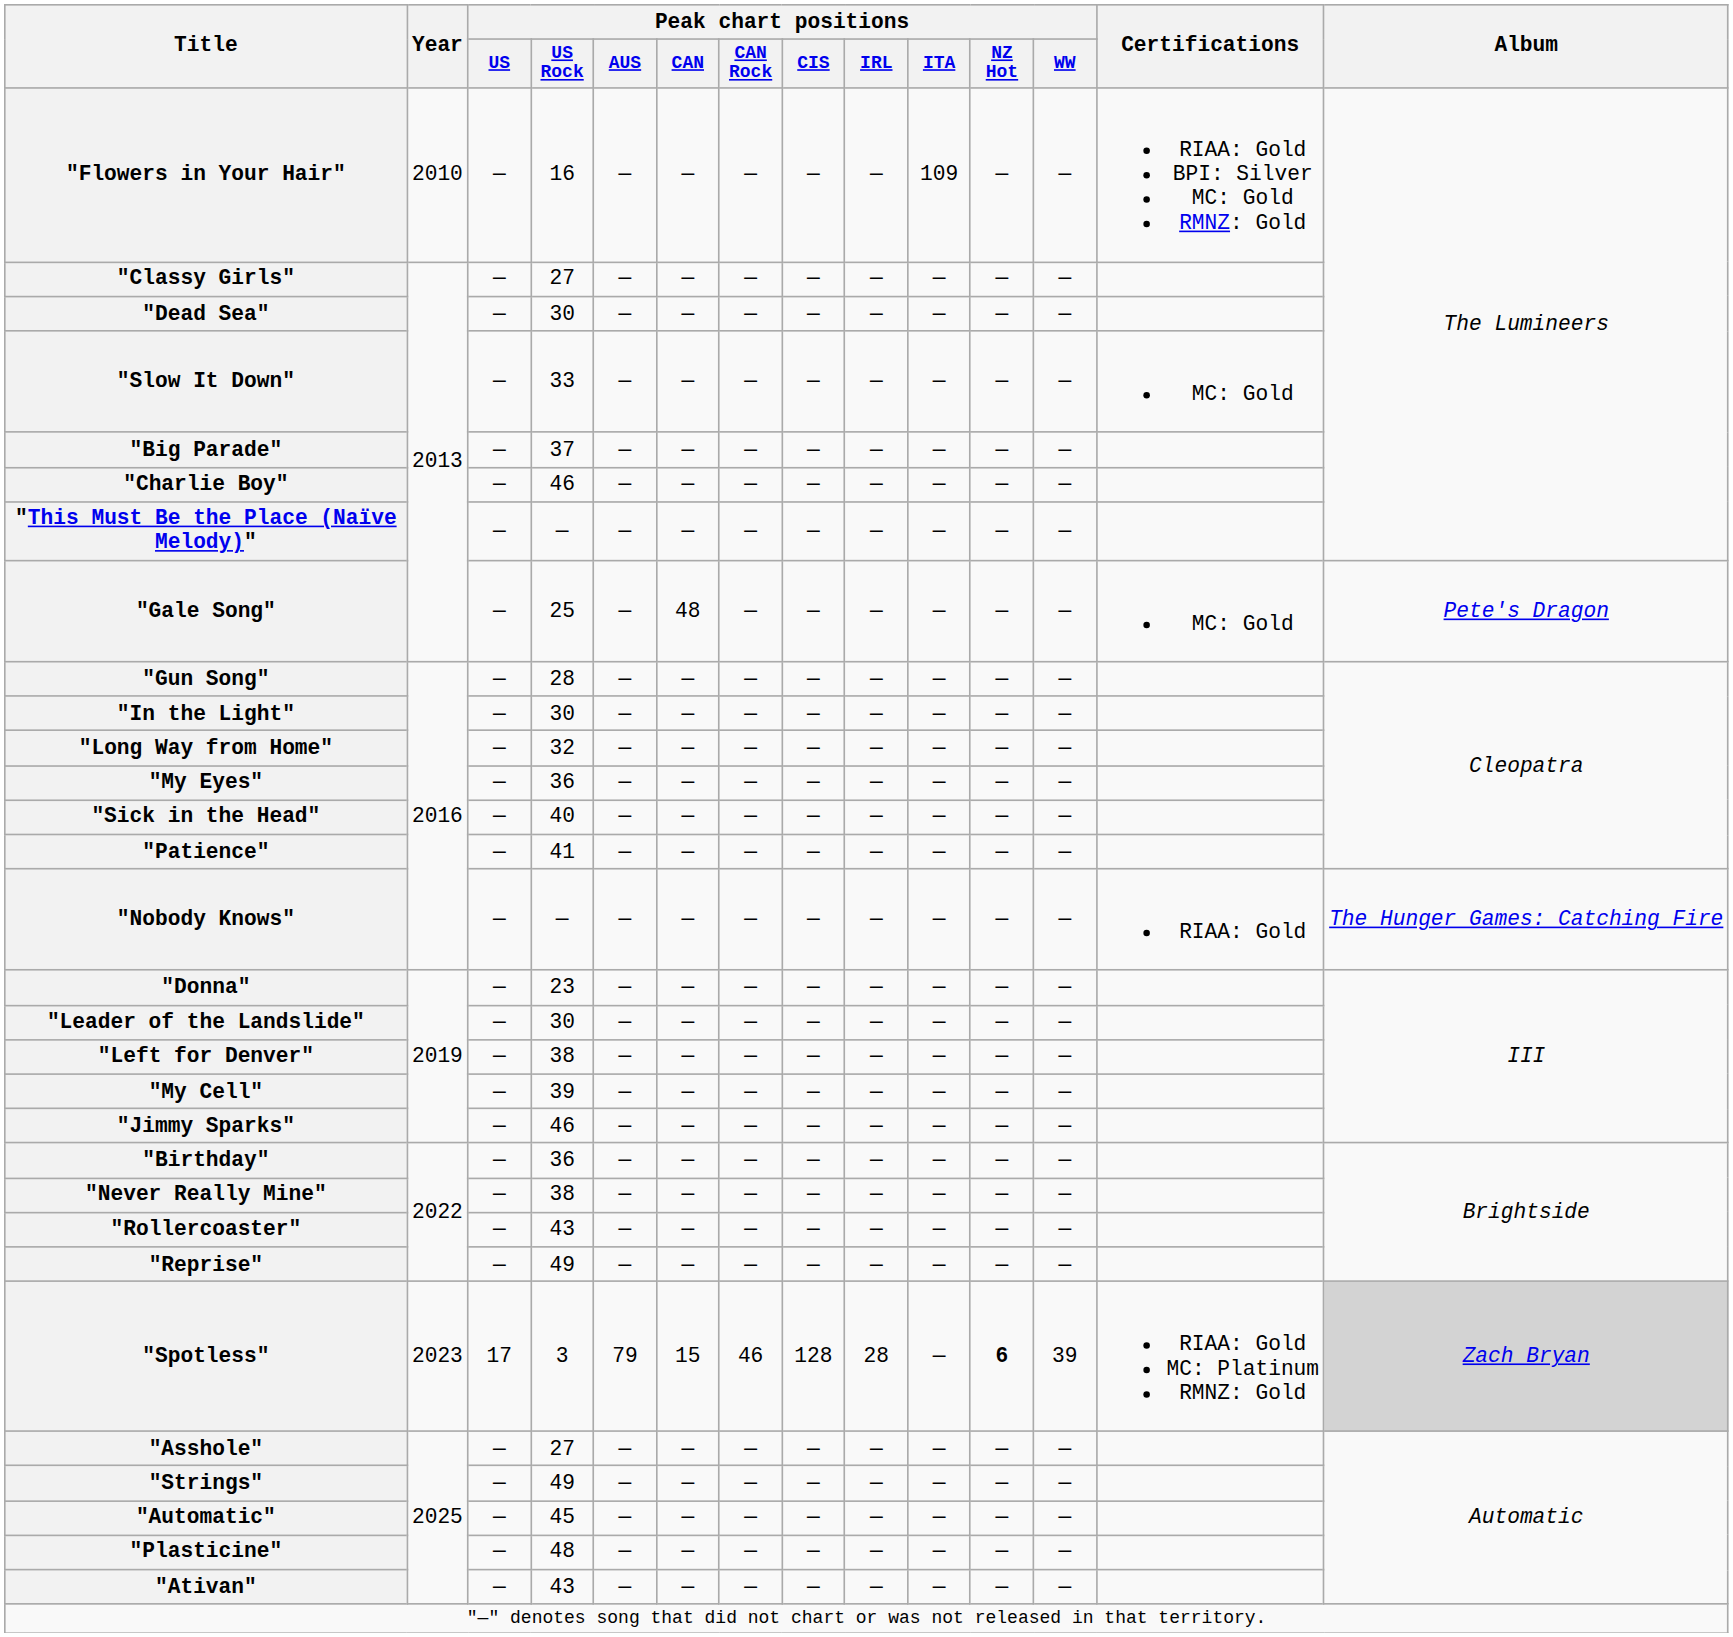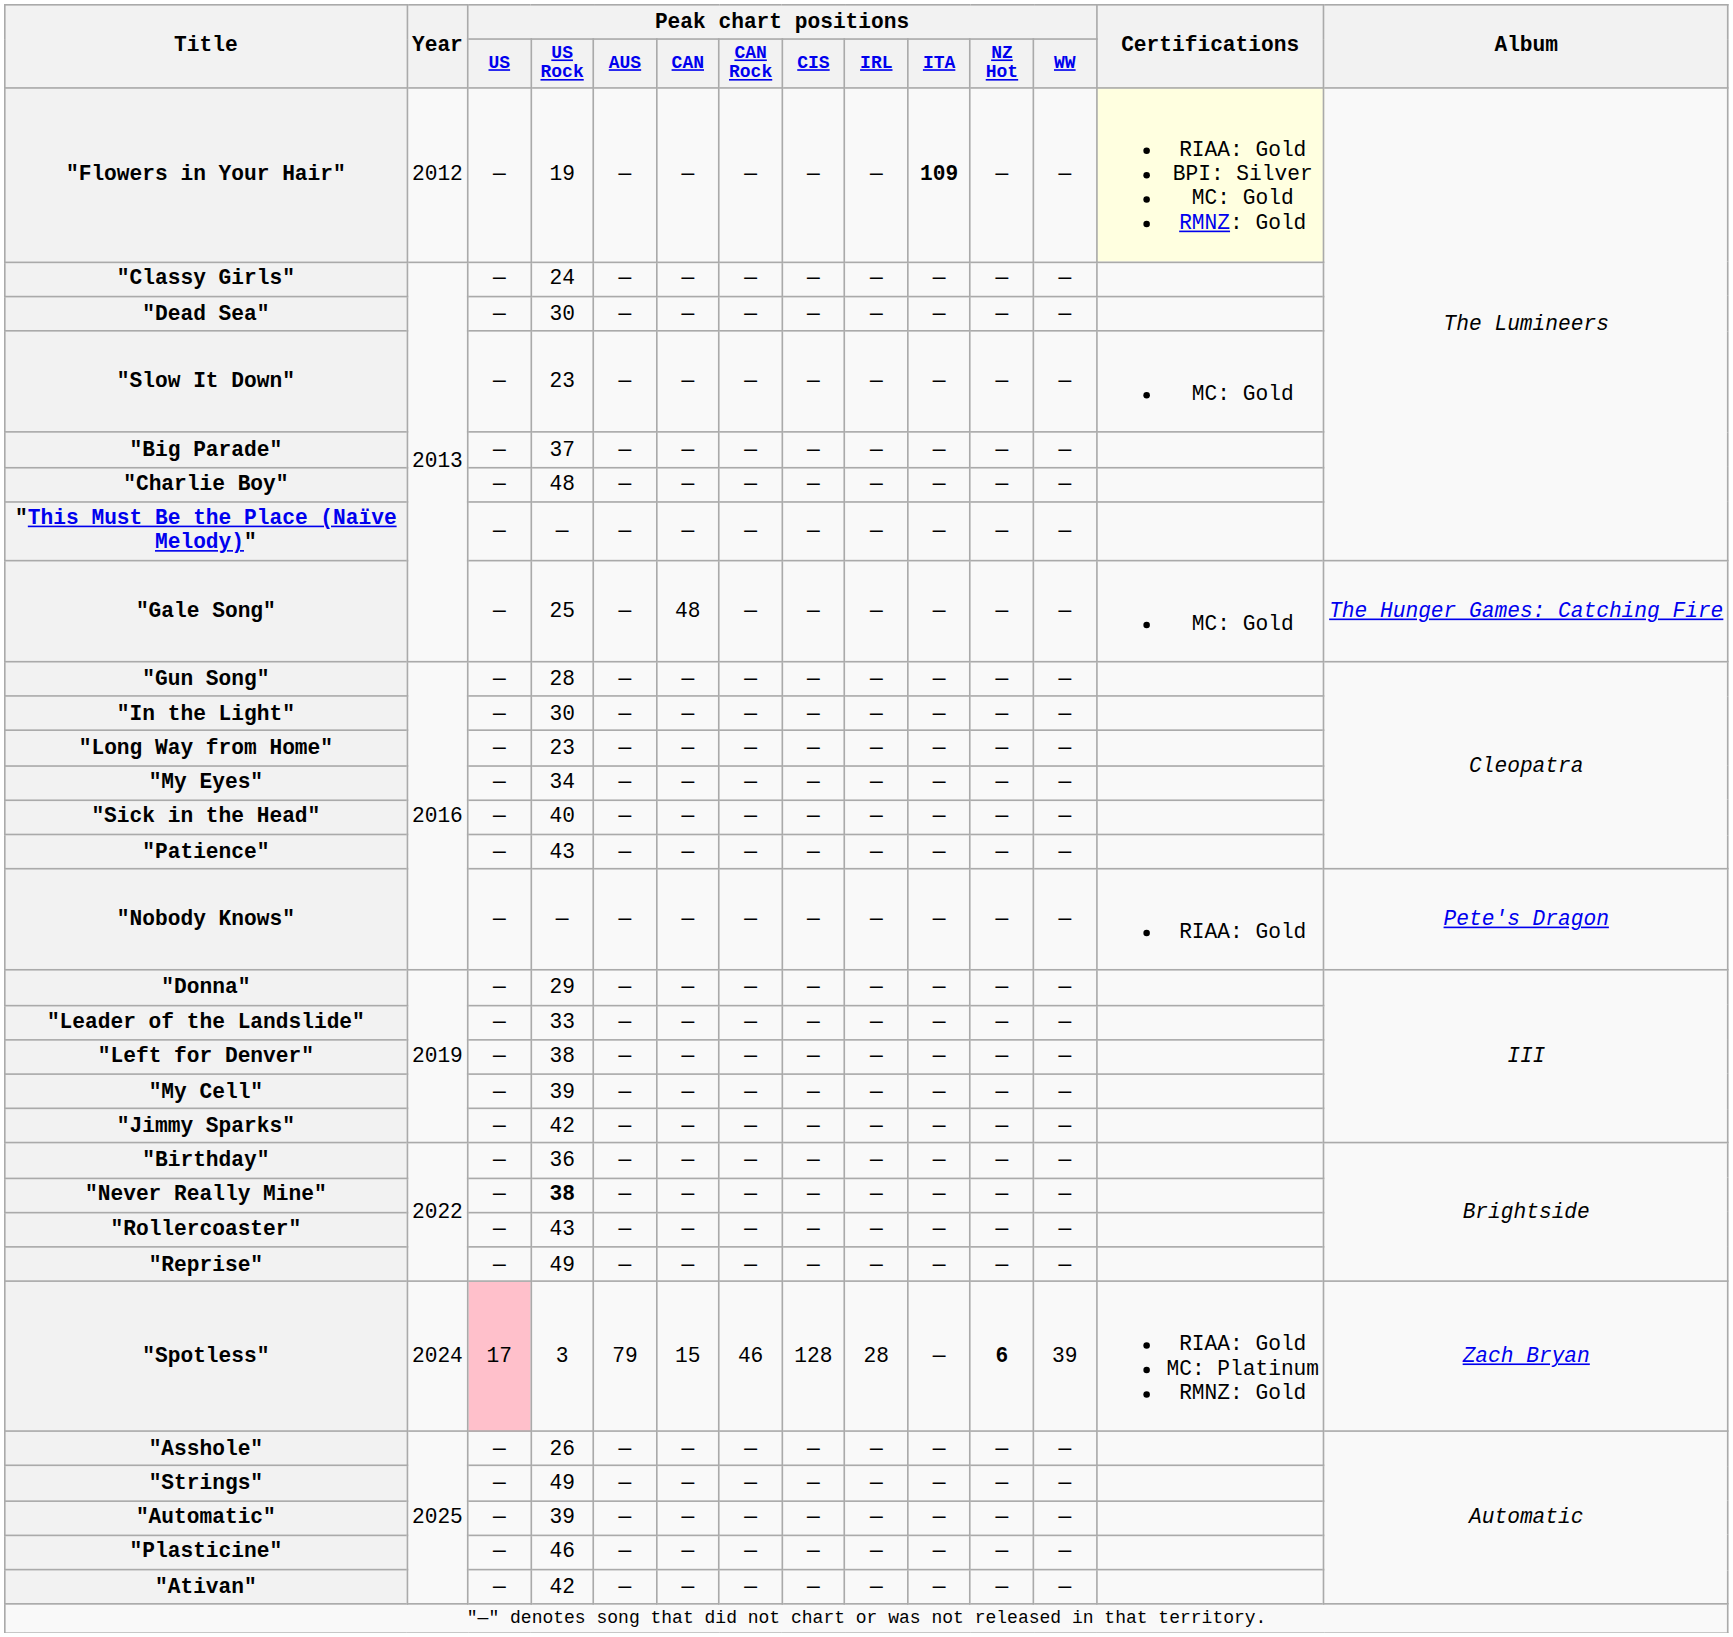(437, 175) 2010 -> (437, 175) 2012
(562, 175) 16 -> (562, 175) 19
(939, 175) normal -> (939, 175) bold
(1210, 187) no background -> (1210, 187) lightyellow background
(562, 279) 27 -> (562, 279) 24
(562, 382) 33 -> (562, 382) 23
(562, 484) 46 -> (562, 484) 48
(1526, 611) Pete's Dragon -> (1526, 611) The Hunger Games: Catching Fire
(562, 748) 32 -> (562, 748) 23
(562, 783) 36 -> (562, 783) 34
(562, 852) 41 -> (562, 852) 43
(1526, 920) The Hunger Games: Catching Fire -> (1526, 920) Pete's Dragon
(562, 988) 23 -> (562, 988) 29
(562, 1022) 30 -> (562, 1022) 33
(562, 1126) 46 -> (562, 1126) 42
(562, 1195) normal -> (562, 1195) bold
(437, 1356) 2023 -> (437, 1356) 2024
(499, 1356) no background -> (499, 1356) pink background
(1526, 1356) lightgrey background -> (1526, 1356) no background
(562, 1449) 27 -> (562, 1449) 26
(562, 1518) 45 -> (562, 1518) 39
(562, 1552) 48 -> (562, 1552) 46
(562, 1587) 43 -> (562, 1587) 42
